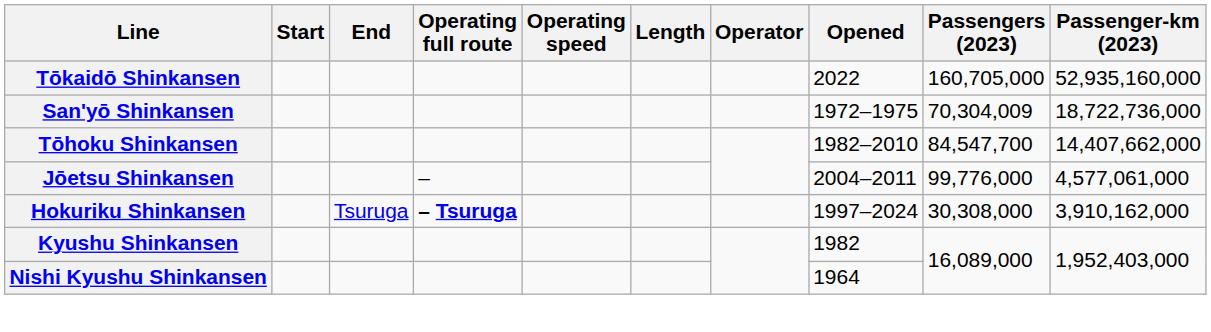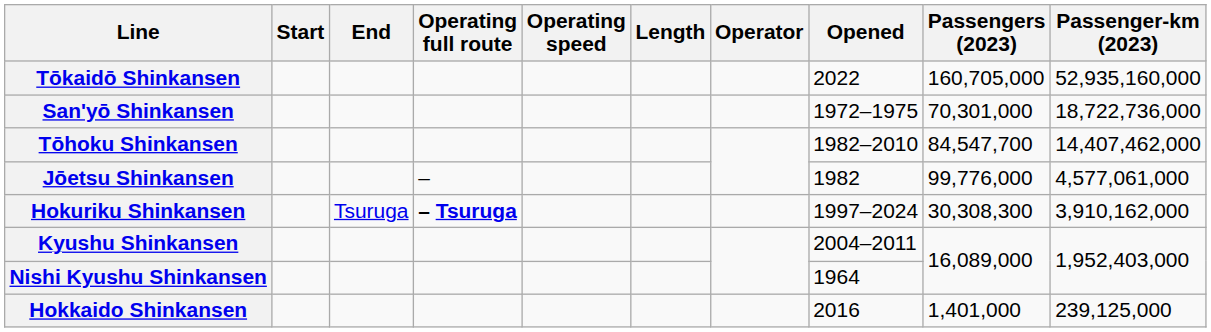(980, 111) 70,304,009 -> (980, 111) 70,301,000
(1128, 144) 14,407,662,000 -> (1128, 144) 14,407,462,000
(865, 177) 2004–2011 -> (837, 177) 1982
(980, 210) 30,308,000 -> (980, 210) 30,308,300
(837, 244) 1982 -> (865, 244) 2004–2011
+ row: (138, 310)
